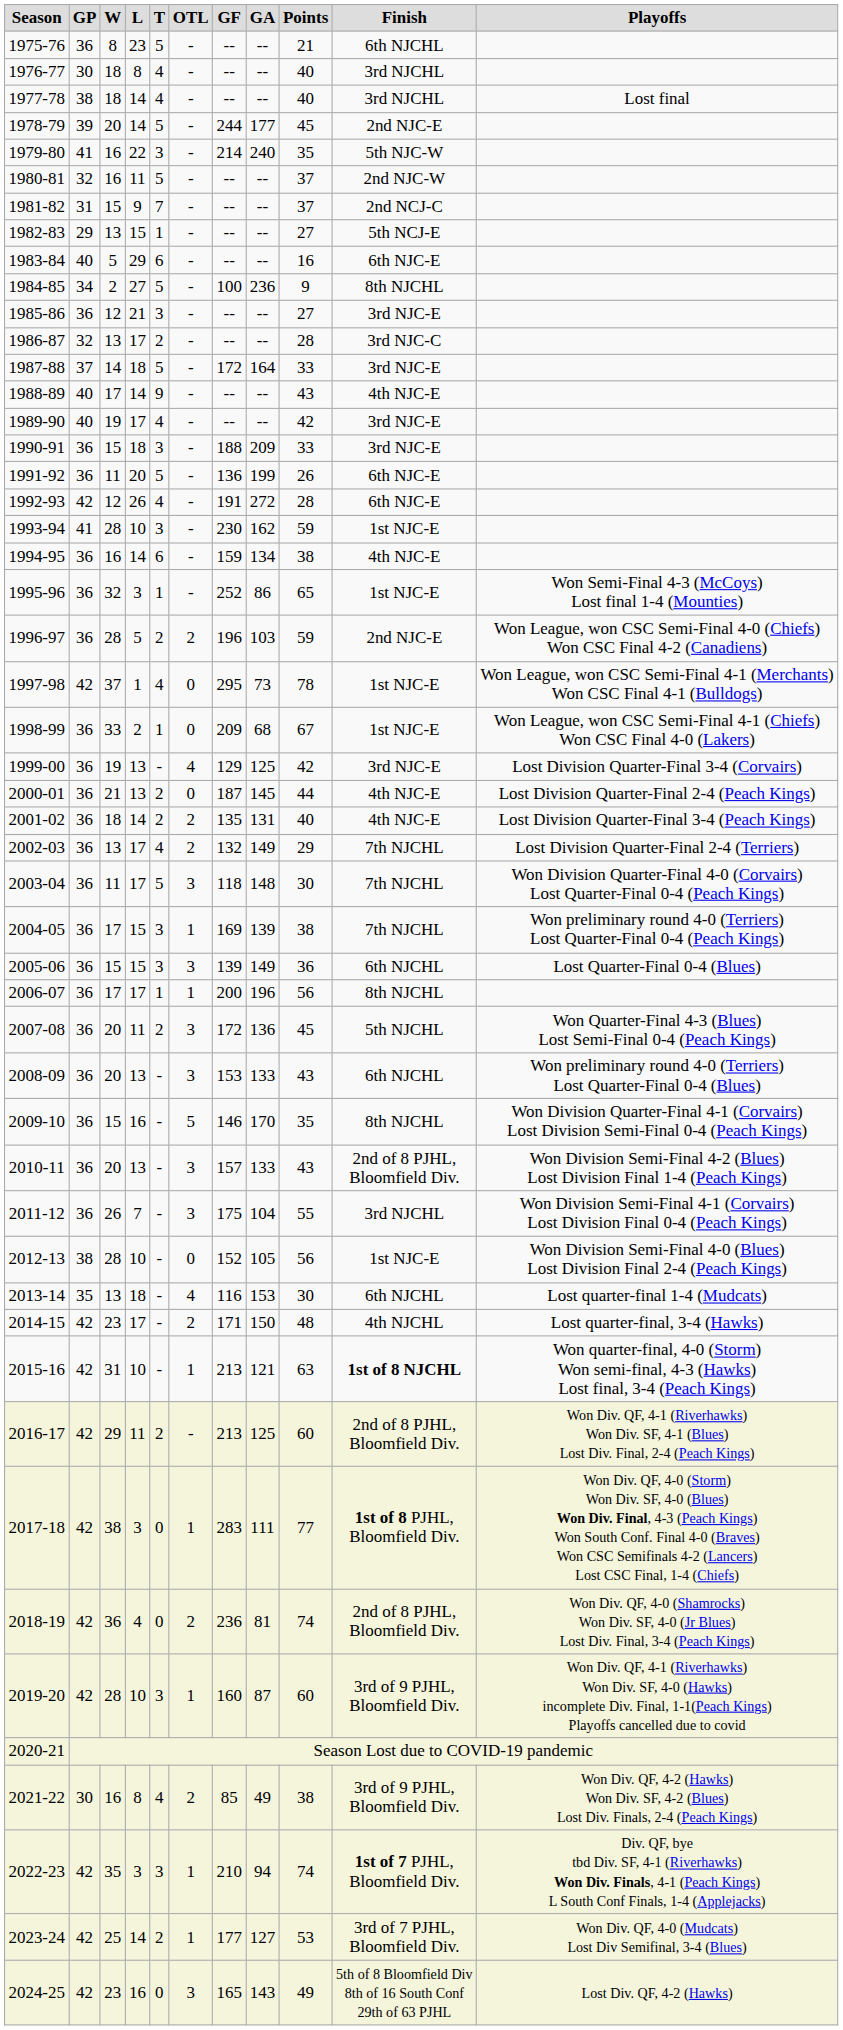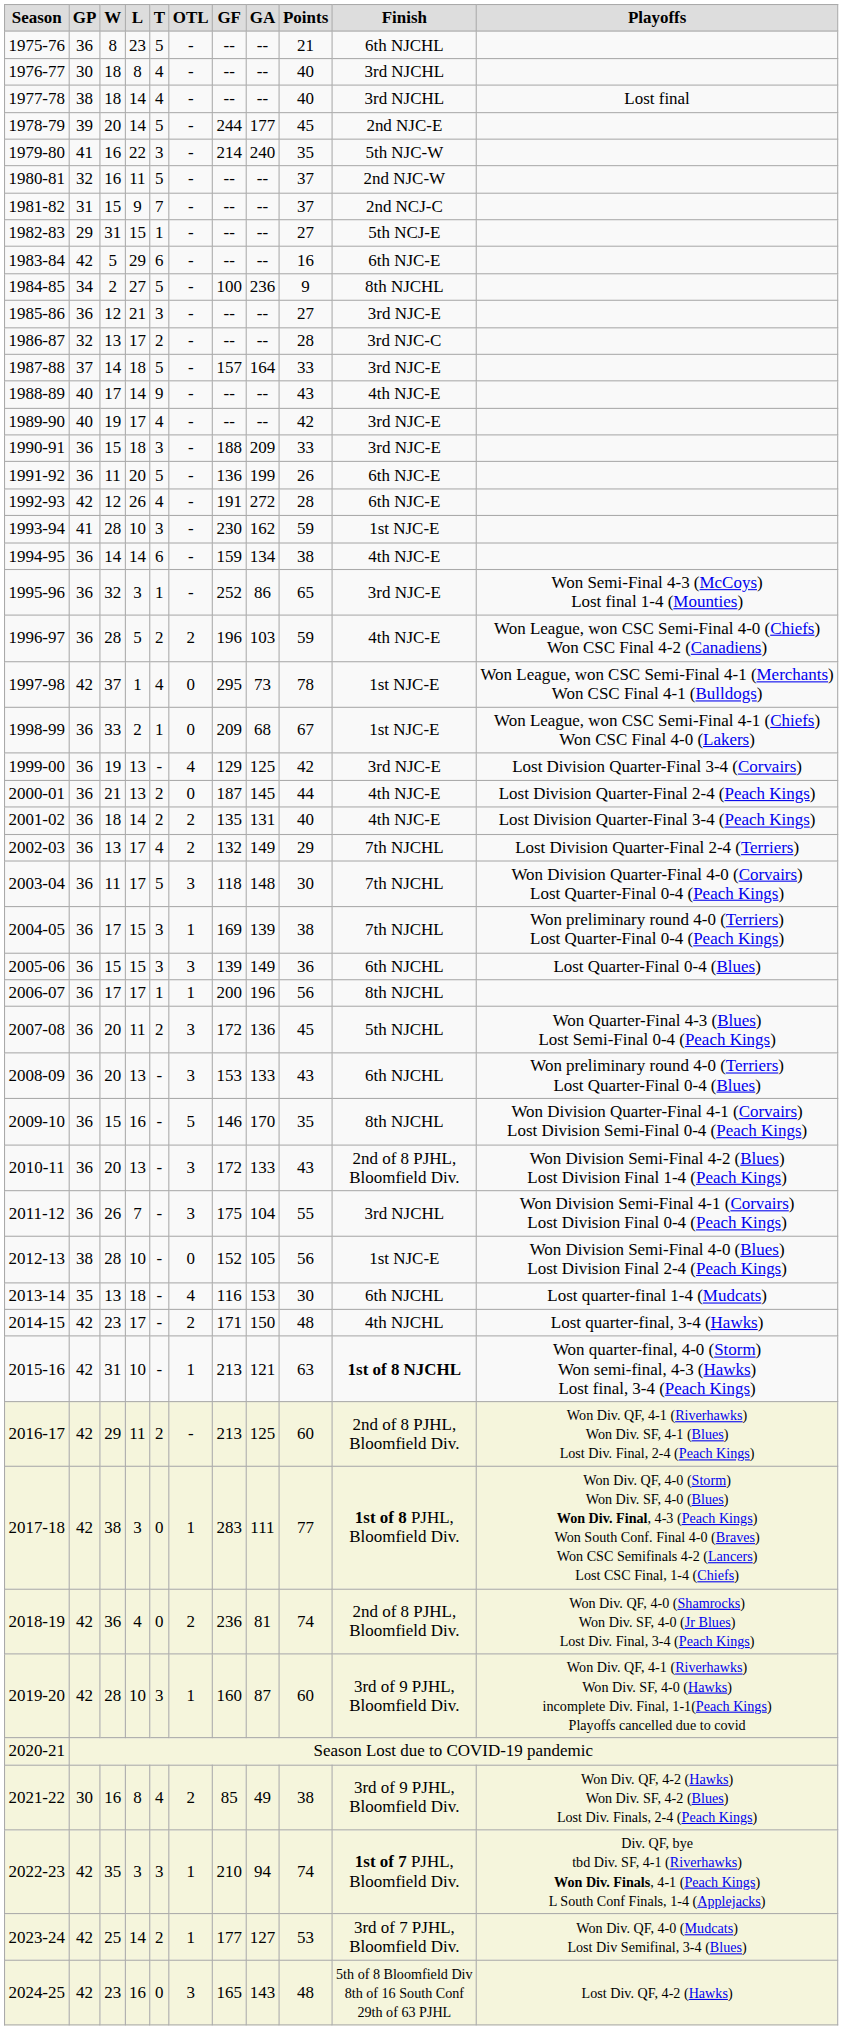(113, 233) 13 -> (113, 233) 31
(85, 260) 40 -> (85, 260) 42
(229, 367) 172 -> (229, 367) 157
(113, 555) 16 -> (113, 555) 14
(404, 592) 1st NJC-E -> (404, 592) 3rd NJC-E
(404, 638) 2nd NJC-E -> (404, 638) 4th NJC-E
(229, 1167) 157 -> (229, 1167) 172
(306, 1992) 49 -> (306, 1992) 48
